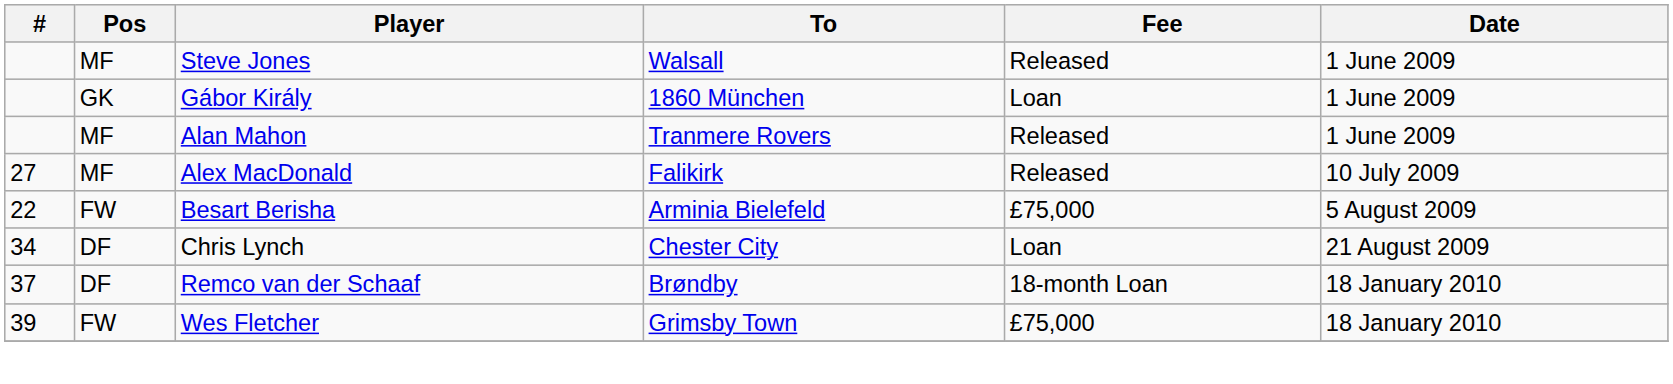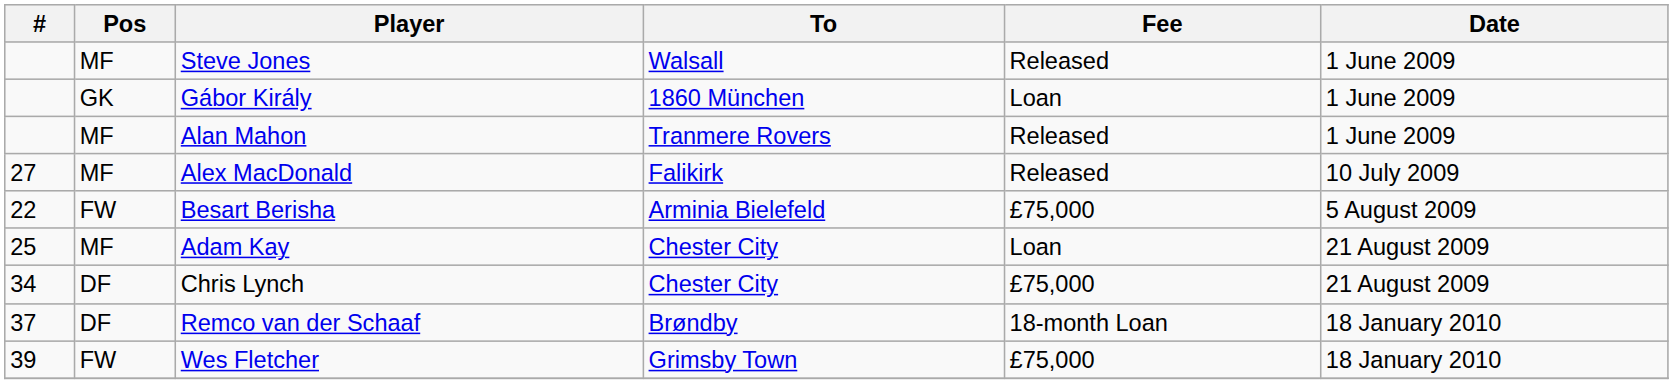+ row: (235, 247)
(1036, 247) Loan -> (1052, 285) £75,000
